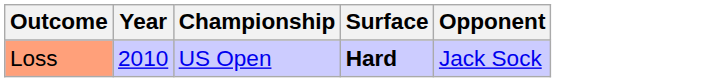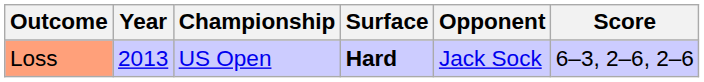+ column: (625, 22)
(143, 58) 2010 -> (143, 58) 2013
